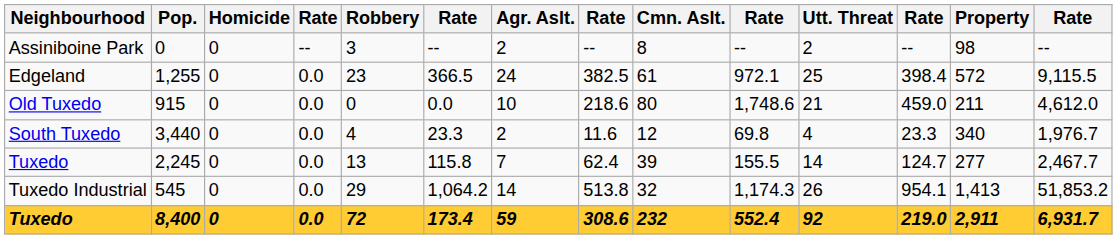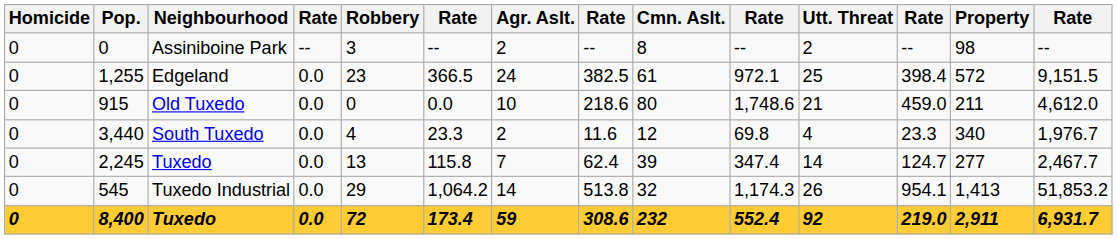columns swapped: (78, 18) <-> (249, 18)
(1067, 76) 9,115.5 -> (1068, 76) 9,151.5
(757, 162) 155.5 -> (757, 162) 347.4
